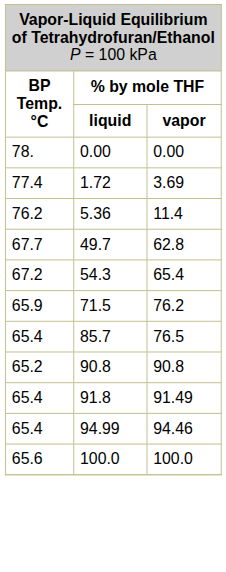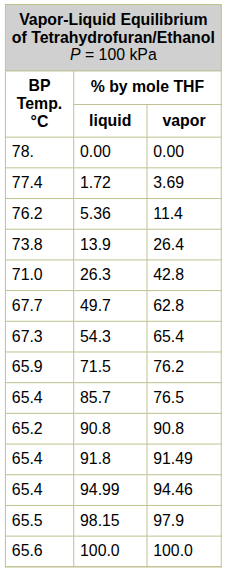+ row: (95, 244)
+ row: (95, 275)
(27, 275) 67.2 -> (27, 336) 67.3
+ row: (100, 520)
